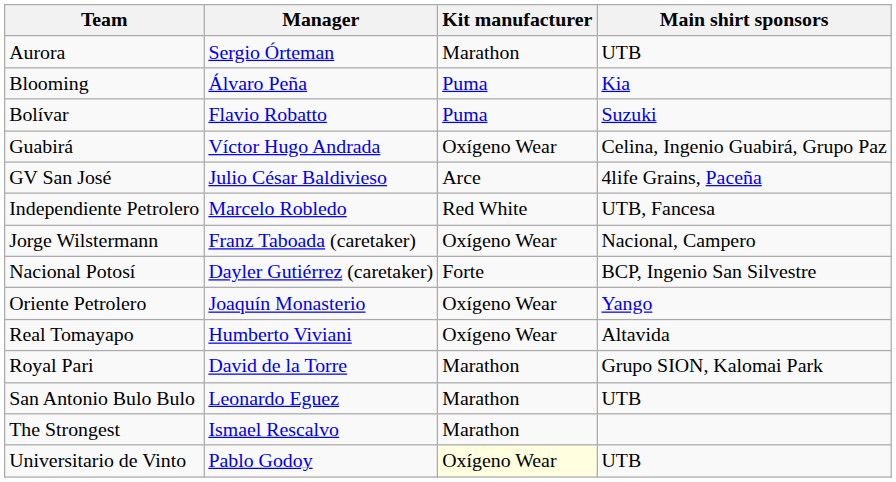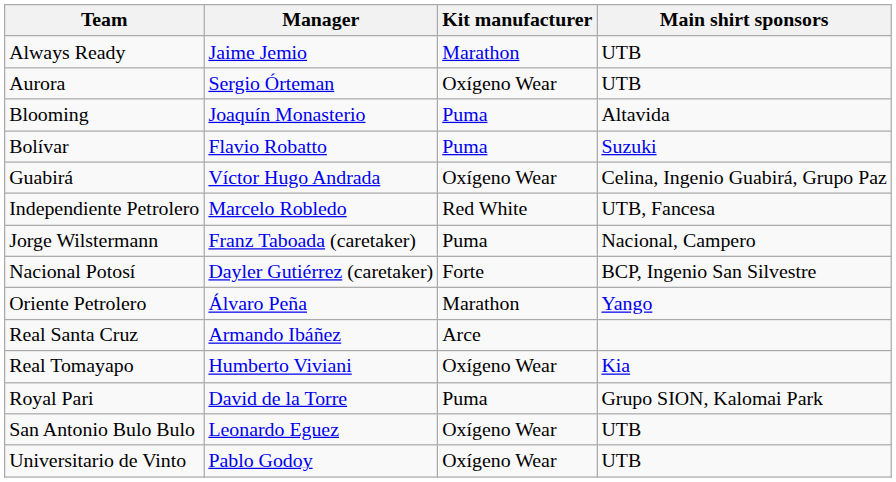+ row: (67, 51)
(481, 51) Marathon -> (499, 83) Oxígeno Wear
(258, 83) Álvaro Peña -> (287, 114) Joaquín Monasterio
(616, 83) Kia -> (636, 114) Altavida
- row: (60, 177)
(499, 240) Oxígeno Wear -> (465, 240) Puma
(287, 303) Joaquín Monasterio -> (258, 303) Álvaro Peña
(499, 303) Oxígeno Wear -> (481, 303) Marathon
+ row: (74, 334)
(636, 334) Altavida -> (616, 366) Kia
(481, 366) Marathon -> (465, 397) Puma
(481, 397) Marathon -> (499, 429) Oxígeno Wear
- row: (65, 429)
(499, 460) lightyellow background -> (499, 460) no background
